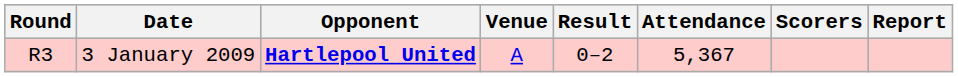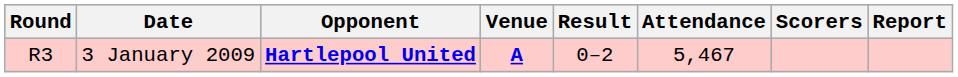(517, 55) normal -> (517, 55) bold
(704, 55) 5,367 -> (704, 55) 5,467
